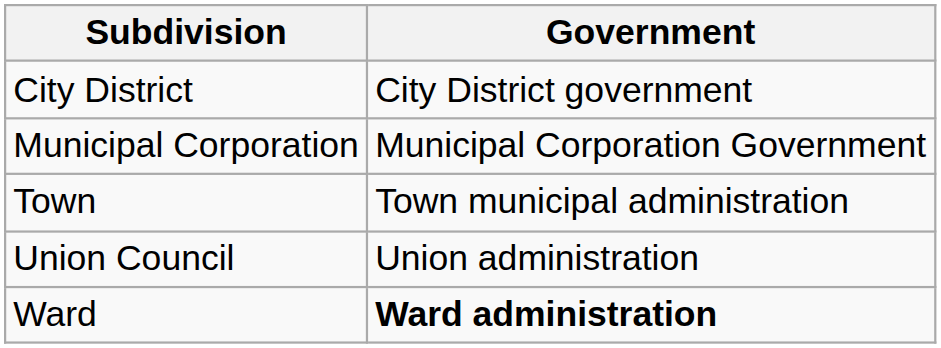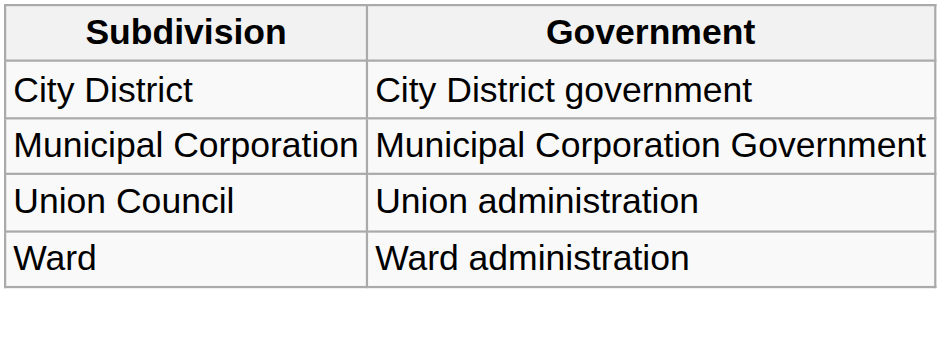- row: (55, 201)
(546, 314) bold -> (532, 257) normal
